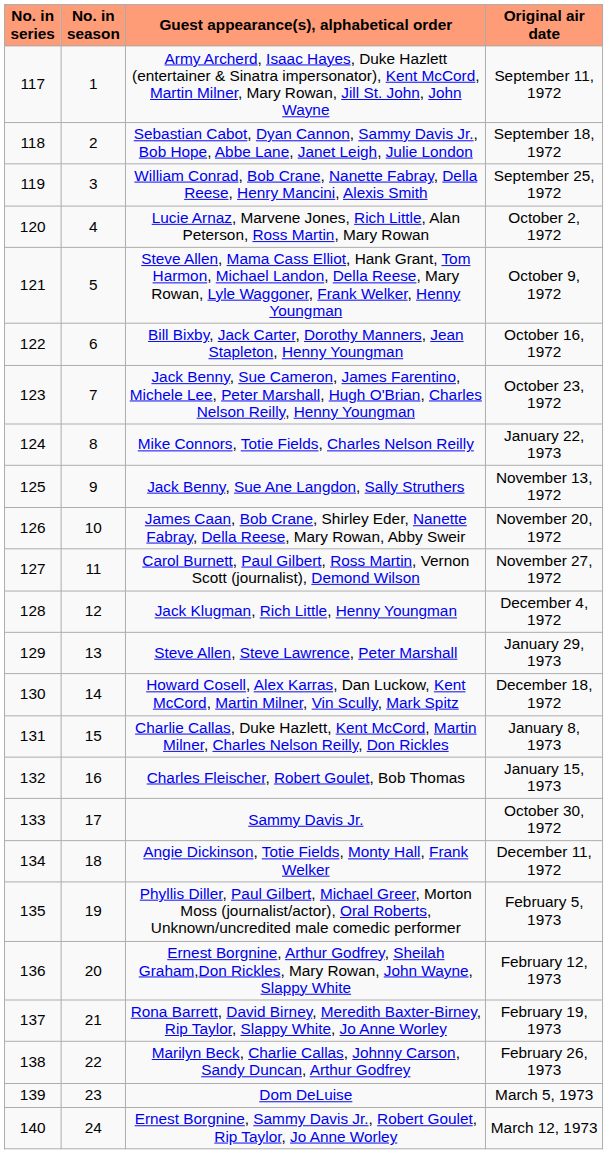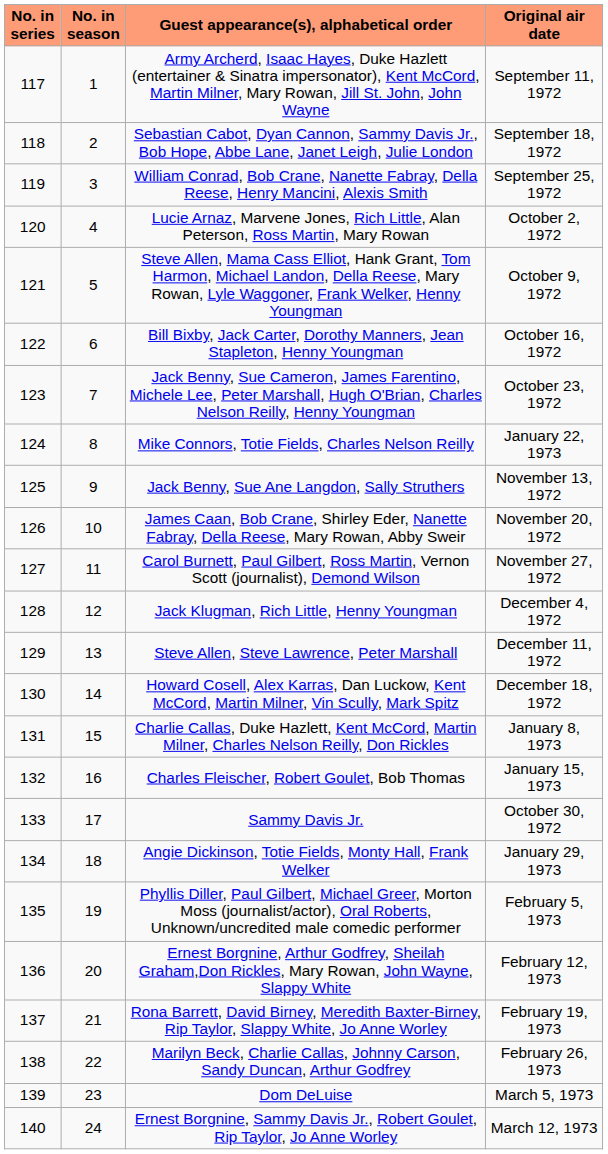(544, 653) January 29, 1973 -> (544, 653) December 11, 1972
(544, 861) December 11, 1972 -> (544, 861) January 29, 1973
